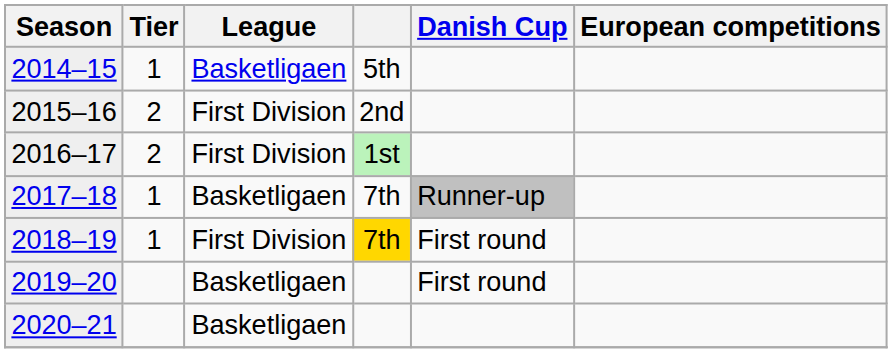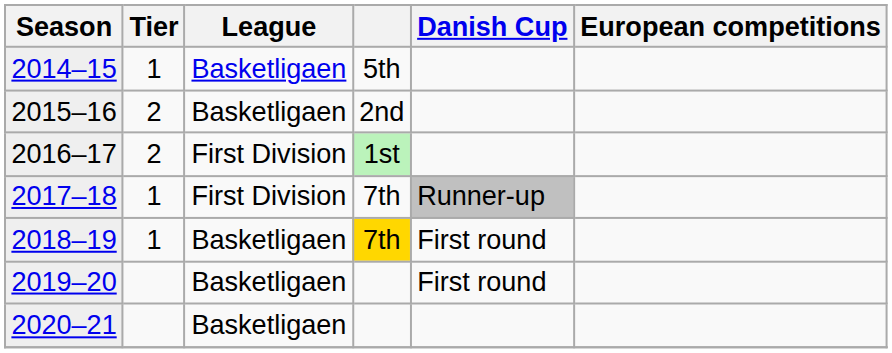(269, 111) First Division -> (269, 111) Basketligaen
(269, 197) Basketligaen -> (269, 197) First Division
(269, 239) First Division -> (269, 239) Basketligaen
